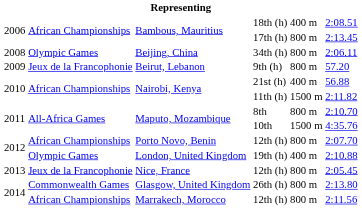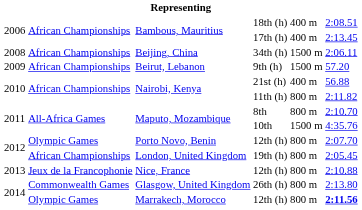(304, 37) 800 m -> (304, 37) 400 m
(63, 52) Olympic Games -> (79, 52) African Championships
(304, 52) 800 m -> (306, 52) 1500 m
(80, 67) Jeux de la Francophonie -> (79, 67) African Championships
(304, 67) 800 m -> (306, 67) 1500 m
(306, 96) 1500 m -> (304, 96) 800 m
(79, 140) African Championships -> (63, 140) Olympic Games
(63, 155) Olympic Games -> (79, 155) African Championships
(304, 155) 400 m -> (304, 155) 800 m
(341, 155) 2:10.88 -> (341, 155) 2:05.45
(341, 170) 2:05.45 -> (341, 170) 2:10.88
(79, 199) African Championships -> (63, 199) Olympic Games
(341, 199) normal -> (341, 199) bold
